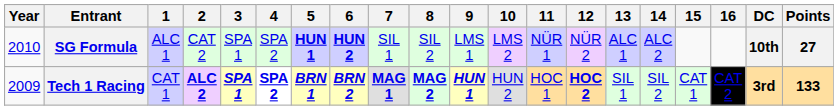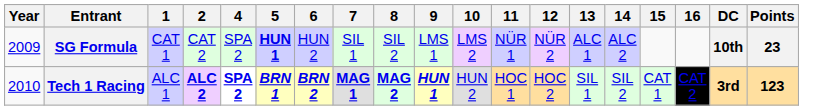- column: (238, 16)
(24, 47) 2010 -> (24, 47) 2009
(166, 47) ALC 1 -> (166, 47) CAT 1
(349, 47) bold -> (314, 47) normal
(808, 47) 27 -> (772, 47) 23
(24, 86) 2009 -> (24, 86) 2010
(166, 86) CAT 1 -> (166, 86) ALC 1
(586, 86) bold -> (550, 86) normal
(808, 86) 133 -> (772, 86) 123
